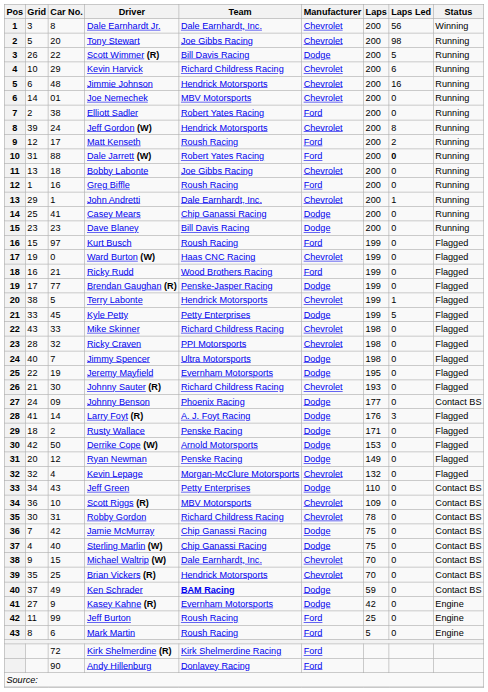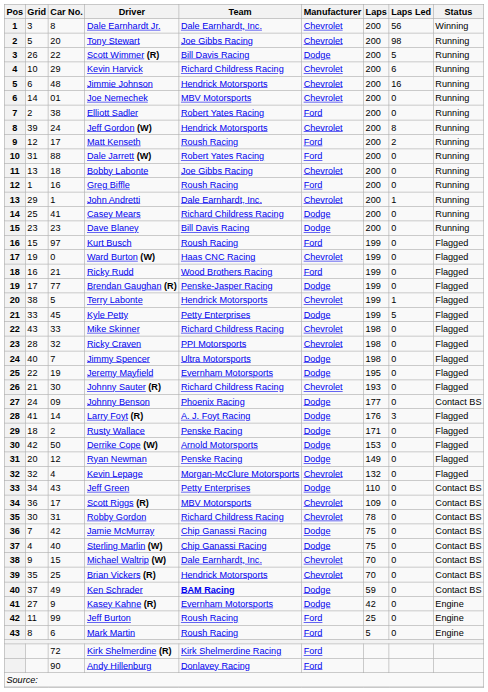(394, 156) bold -> (394, 156) normal
(224, 214) Chip Ganassi Racing -> (232, 214) Richard Childress Racing
(55, 503) 10 -> (55, 503) 17
